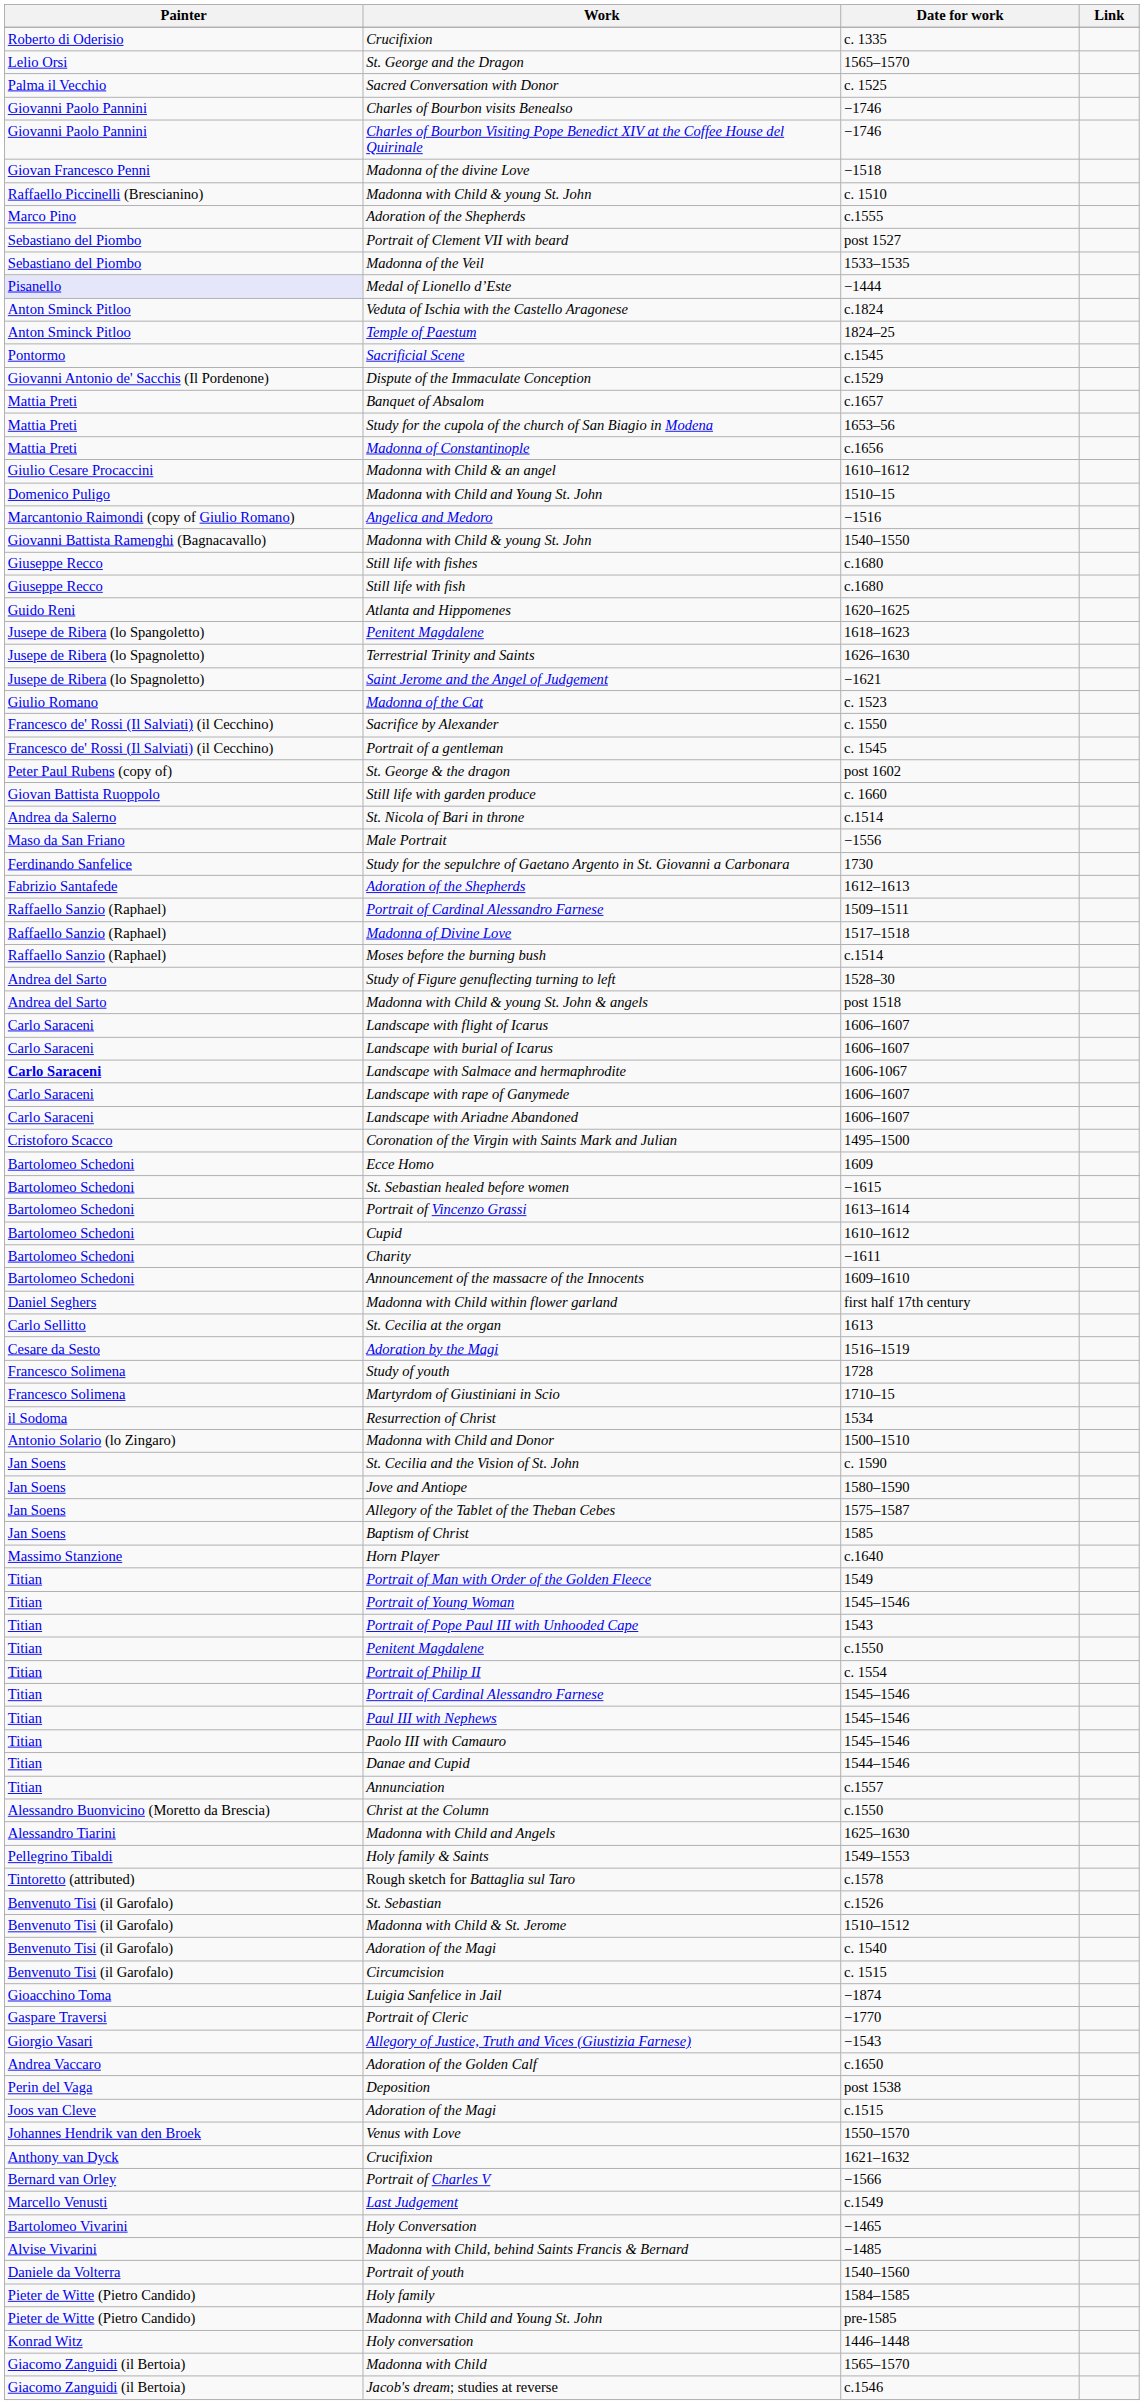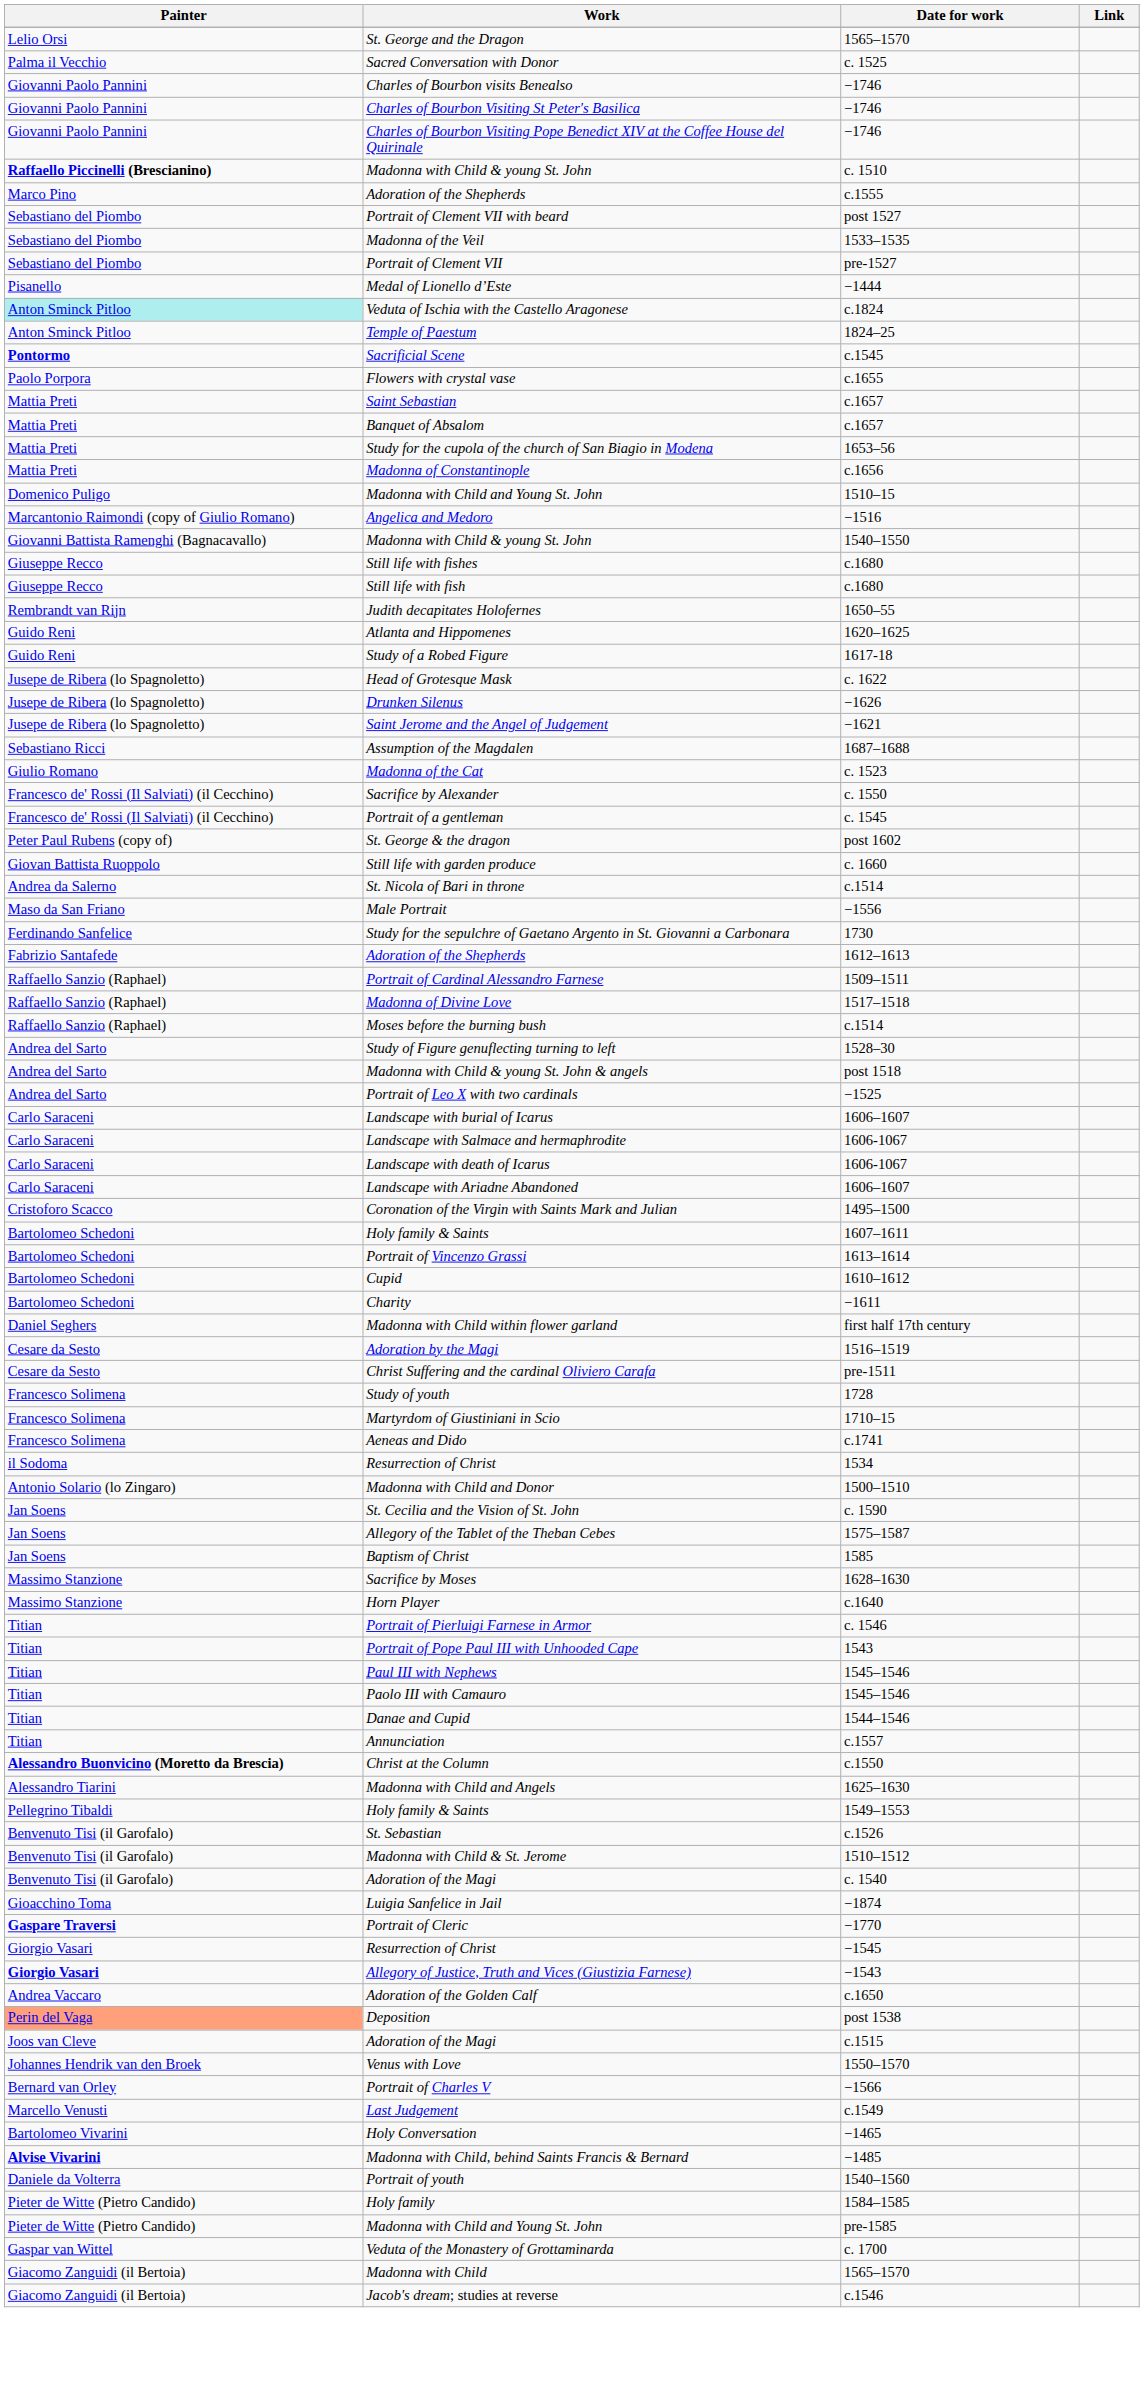- row: (399, 39)
+ row: (503, 108)
- row: (448, 170)
(106, 194) normal -> (110, 170) bold
+ row: (434, 263)
(35, 286) lavender background -> (35, 286) no background
(69, 309) no background -> (69, 309) paleturquoise background
(37, 355) normal -> (39, 355) bold
- row: (479, 378)
+ row: (441, 378)
+ row: (411, 401)
- row: (461, 471)
+ row: (453, 609)
+ row: (437, 655)
- row: (425, 632)
+ row: (439, 678)
- row: (450, 655)
+ row: (414, 702)
+ row: (450, 748)
+ row: (472, 1094)
- row: (457, 1025)
(55, 1071) bold -> (51, 1140) normal
- row: (468, 1094)
+ row: (458, 1163)
+ row: (427, 1233)
- row: (400, 1163)
- row: (468, 1186)
- row: (505, 1279)
- row: (434, 1325)
+ row: (511, 1371)
+ row: (416, 1440)
- row: (417, 1487)
+ row: (421, 1579)
- row: (509, 1579)
- row: (440, 1602)
+ row: (479, 1625)
- row: (425, 1648)
- row: (423, 1671)
- row: (485, 1694)
(139, 1810) normal -> (146, 1764) bold
- row: (471, 1879)
- row: (405, 1972)
(57, 2018) normal -> (62, 1925) bold
+ row: (431, 1948)
(50, 2041) normal -> (53, 1972) bold
(50, 2087) no background -> (50, 2018) lightsalmon background
- row: (399, 2156)
(52, 2249) normal -> (54, 2156) bold
+ row: (490, 2249)
- row: (420, 2341)
